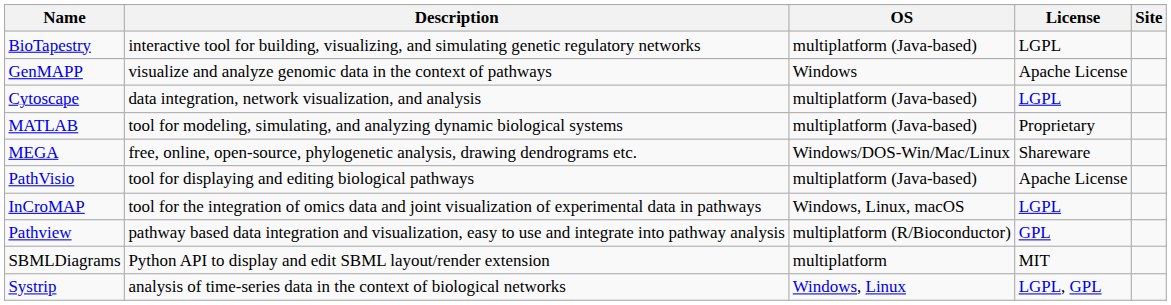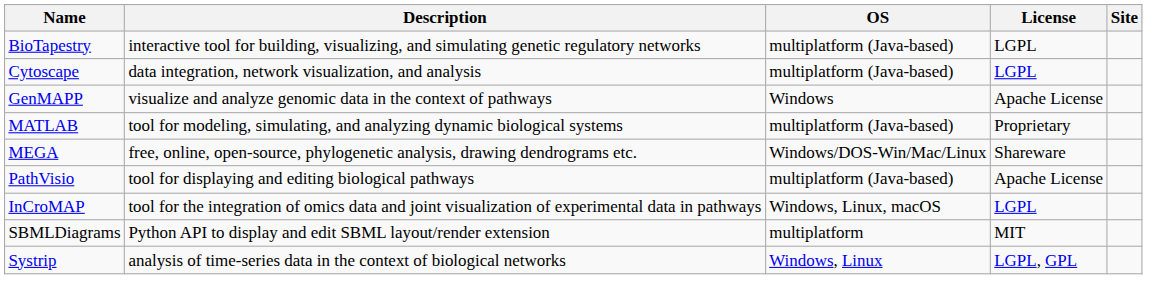rows swapped: (44, 98) <-> (46, 71)
- row: (40, 233)
